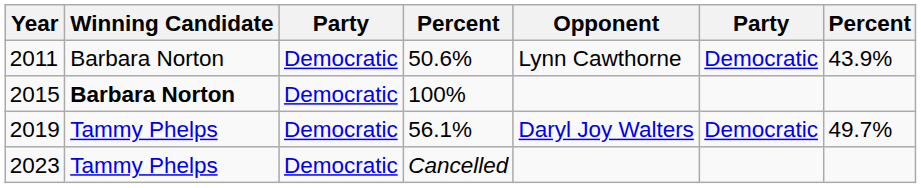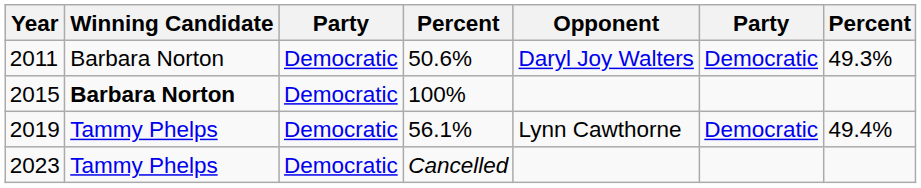(600, 58) Lynn Cawthorne -> (606, 58) Daryl Joy Walters
(860, 58) 43.9% -> (860, 58) 49.3%
(606, 129) Daryl Joy Walters -> (600, 129) Lynn Cawthorne
(860, 129) 49.7% -> (860, 129) 49.4%
